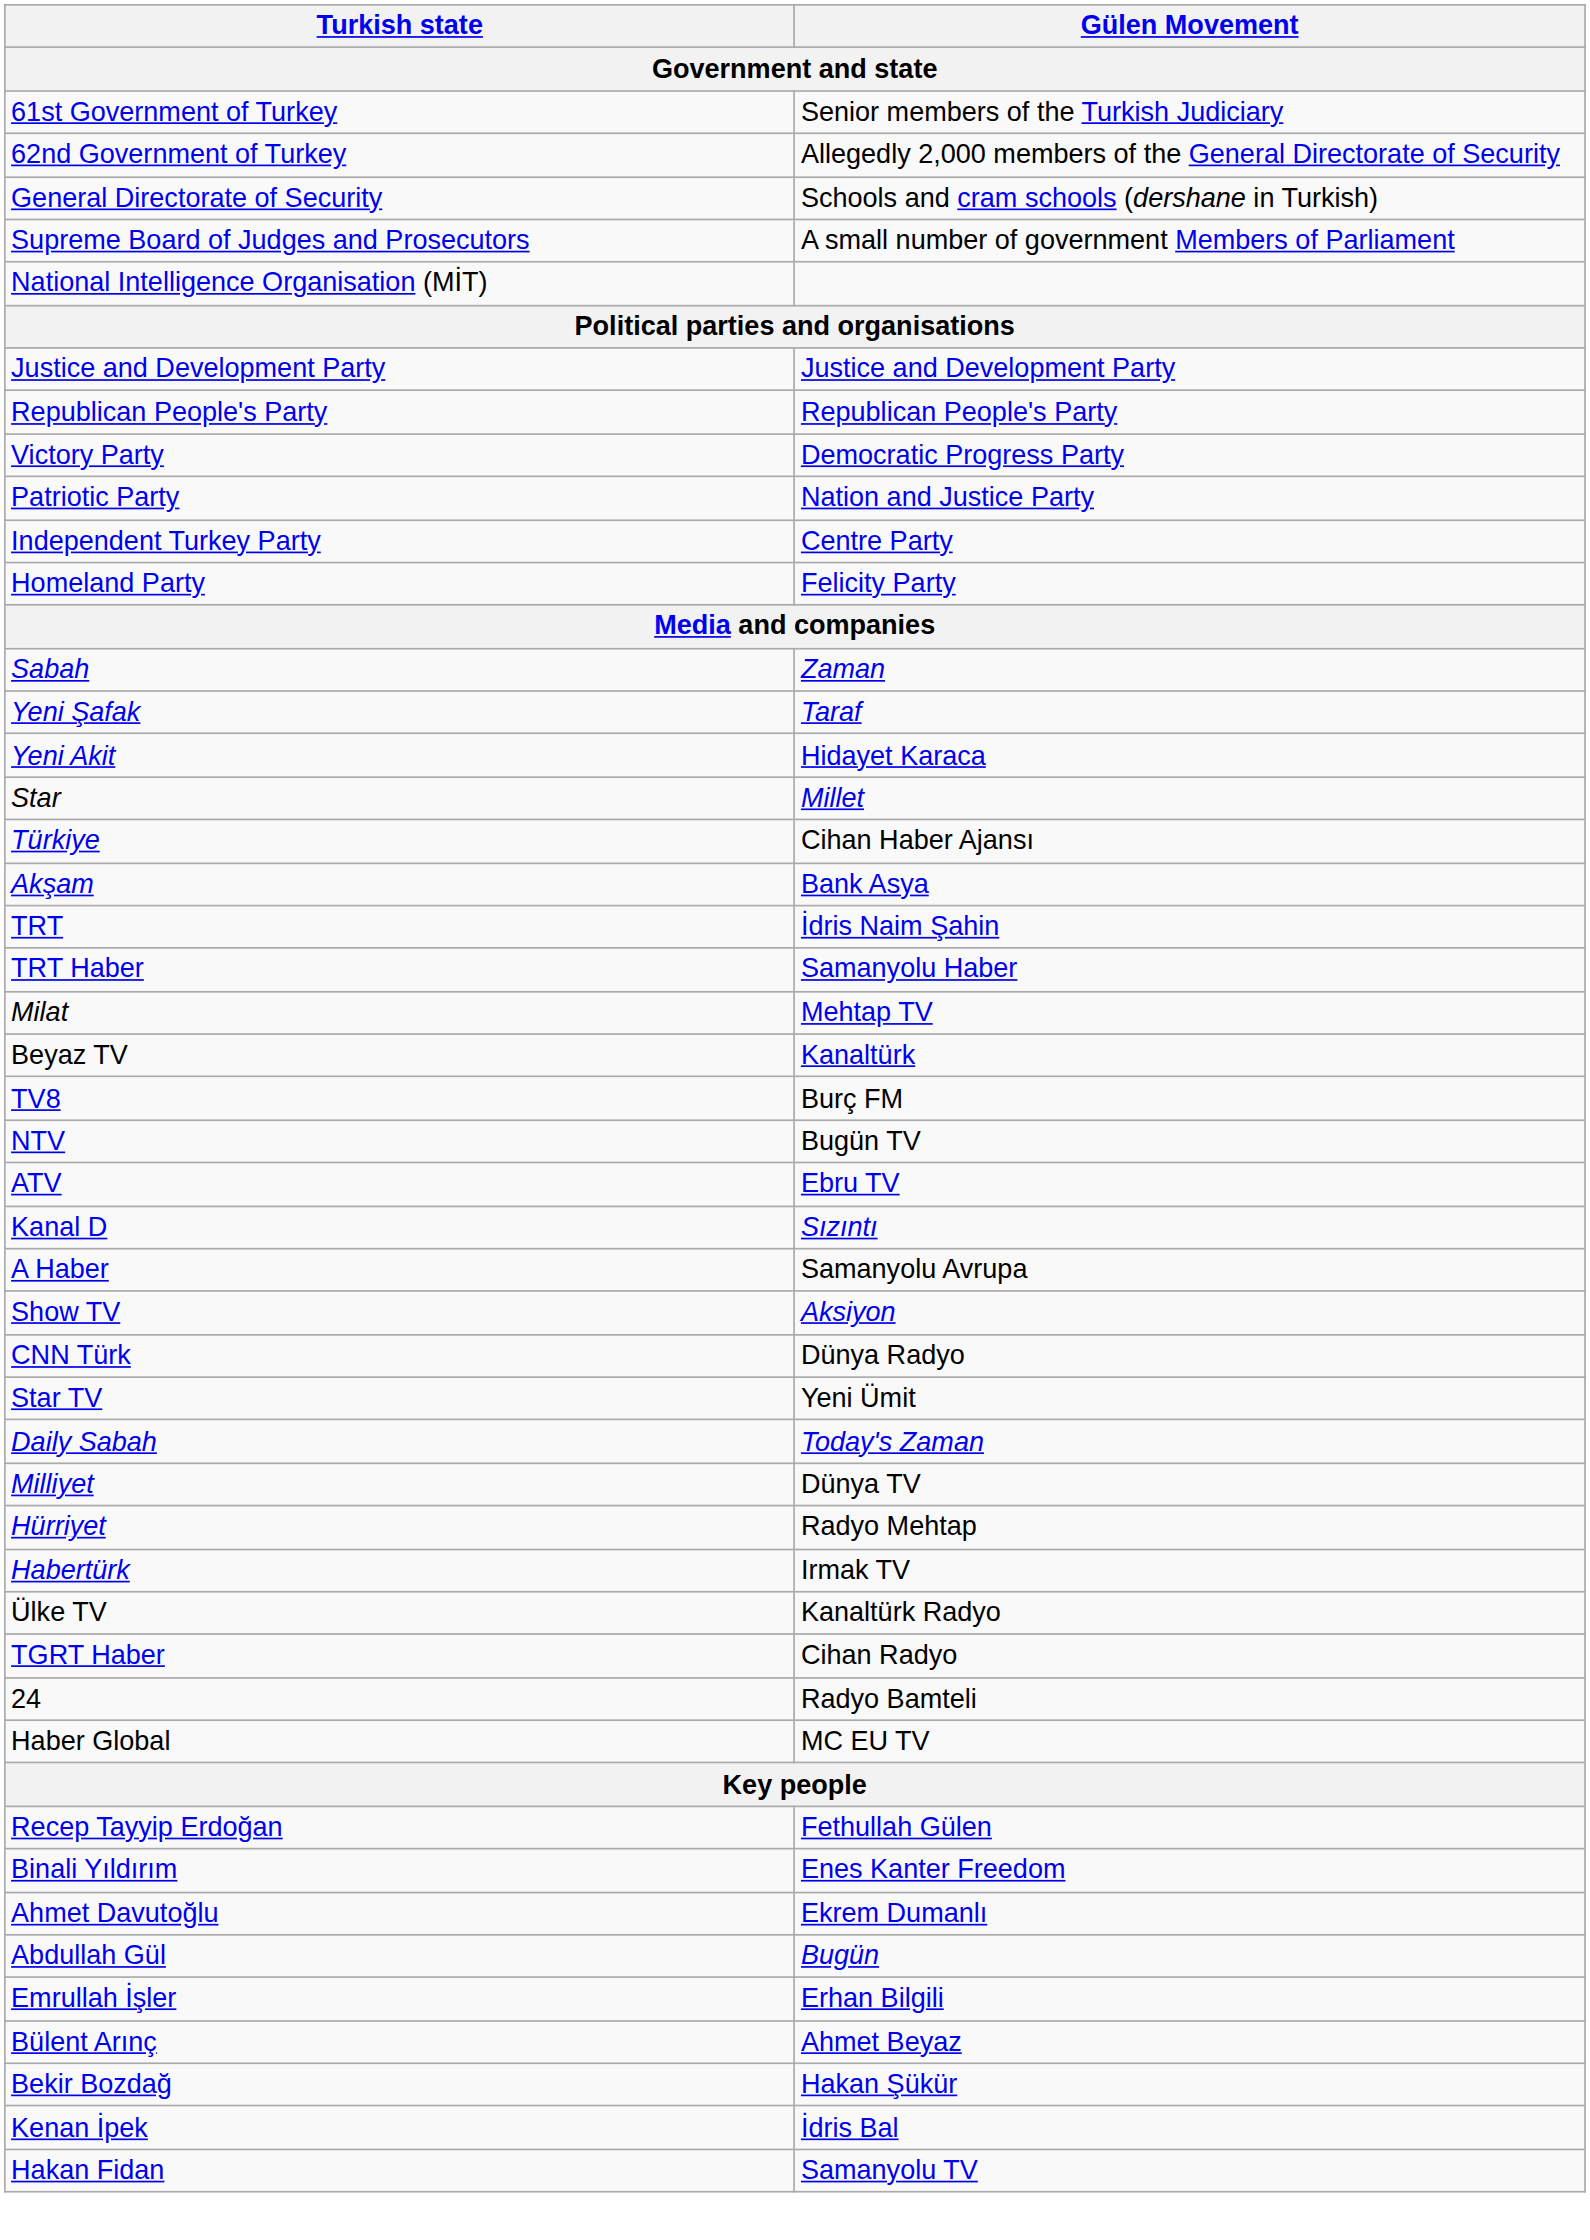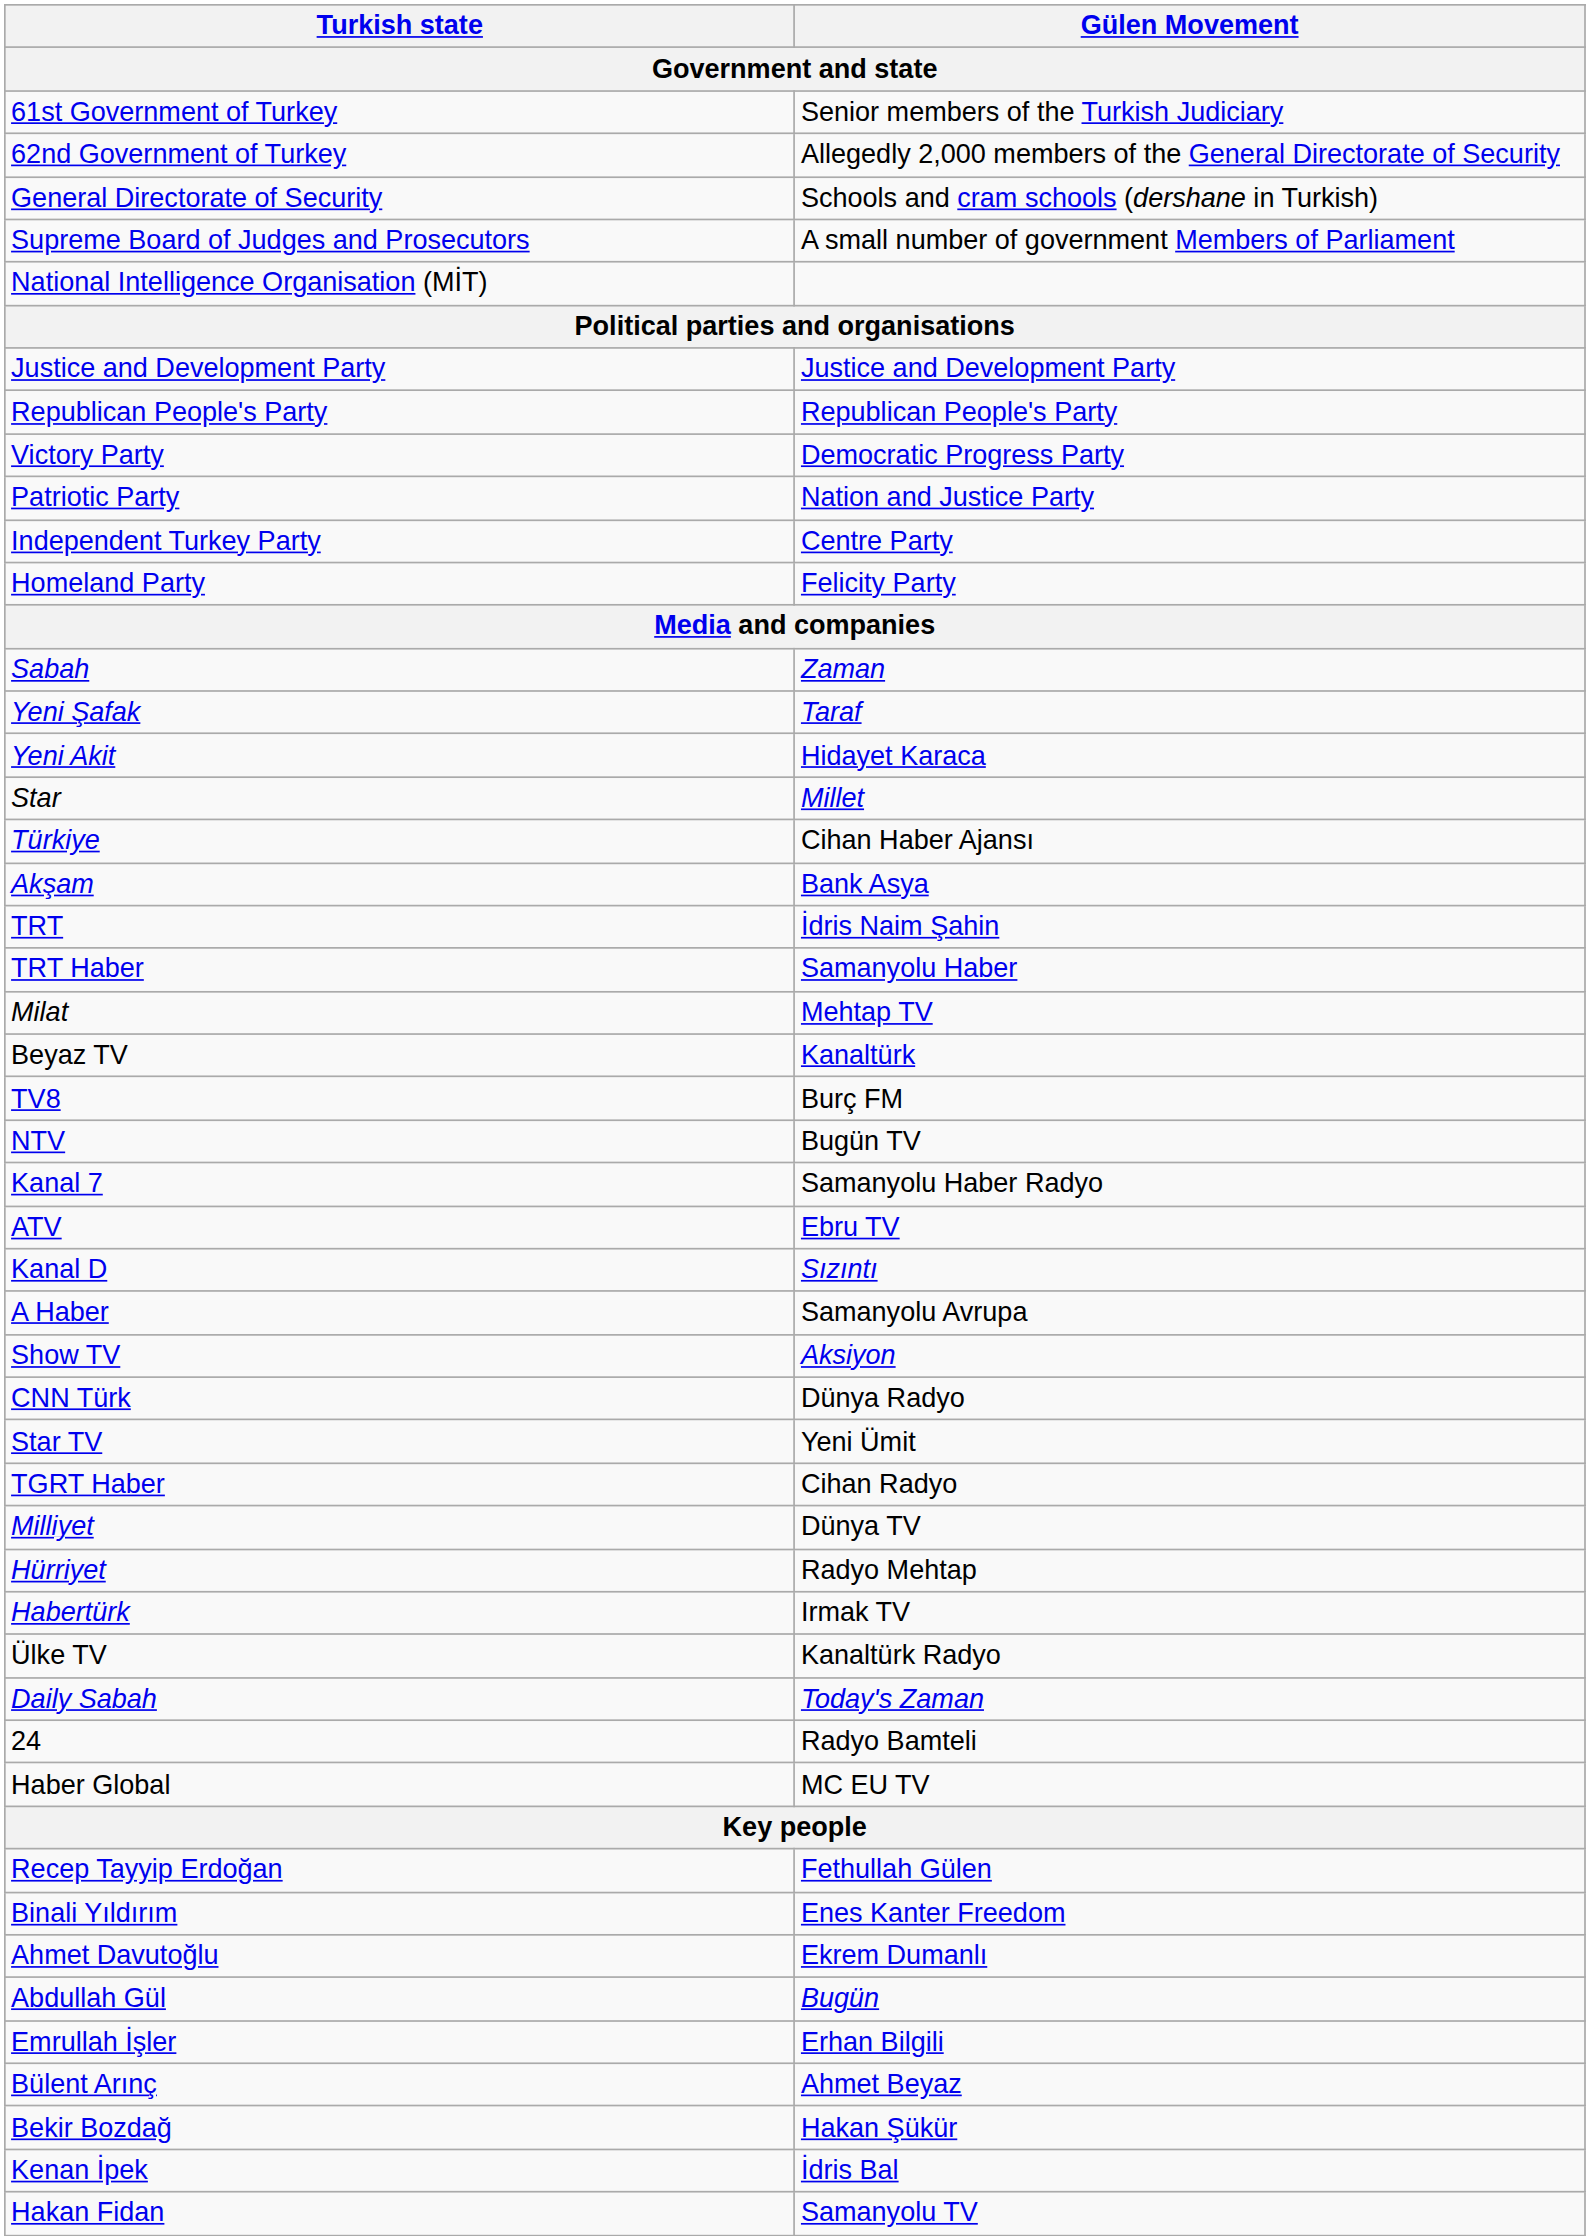+ row: (57, 1183)
rows swapped: (84, 1441) <-> (88, 1655)
